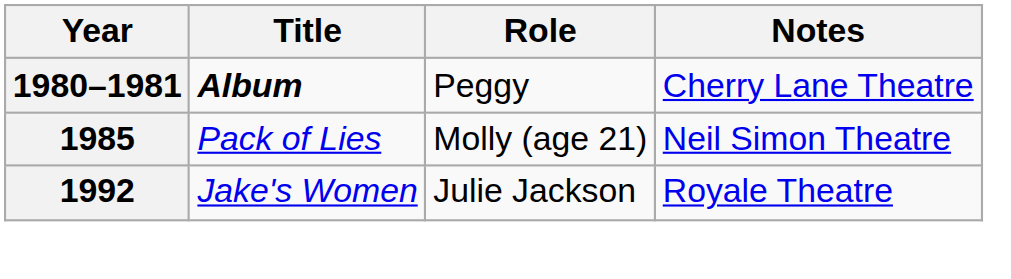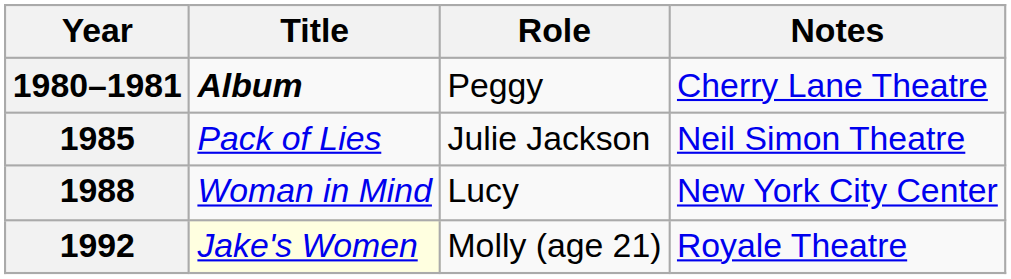(540, 138) Molly (age 21) -> (549, 138) Julie Jackson
+ row: (97, 191)
(308, 191) no background -> (308, 245) lightyellow background
(535, 191) Julie Jackson -> (554, 245) Molly (age 21)
